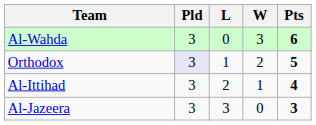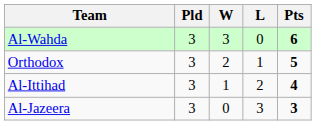columns swapped: (260, 16) <-> (226, 16)
(192, 62) lavender background -> (192, 62) no background
